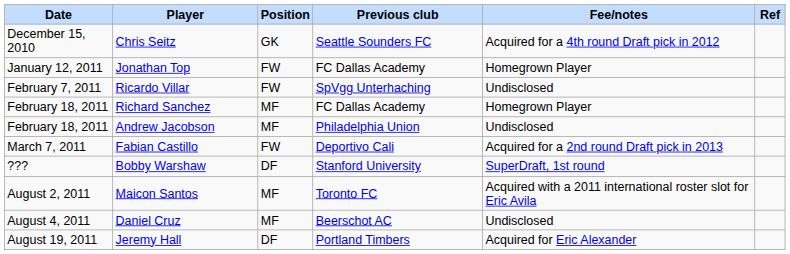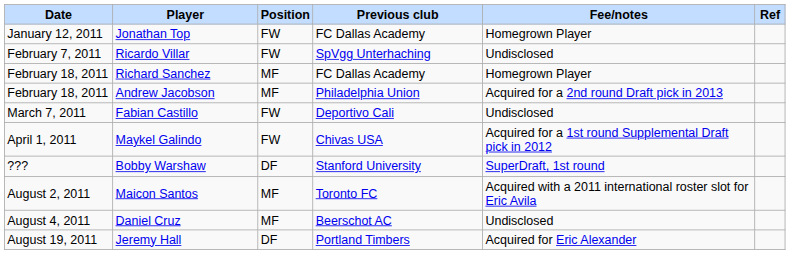- row: (146, 41)
(519, 127) Undisclosed -> (604, 93) Acquired for a 2nd round Draft pick in 2013
(604, 147) Acquired for a 2nd round Draft pick in 2013 -> (519, 113) Undisclosed
+ row: (159, 140)
